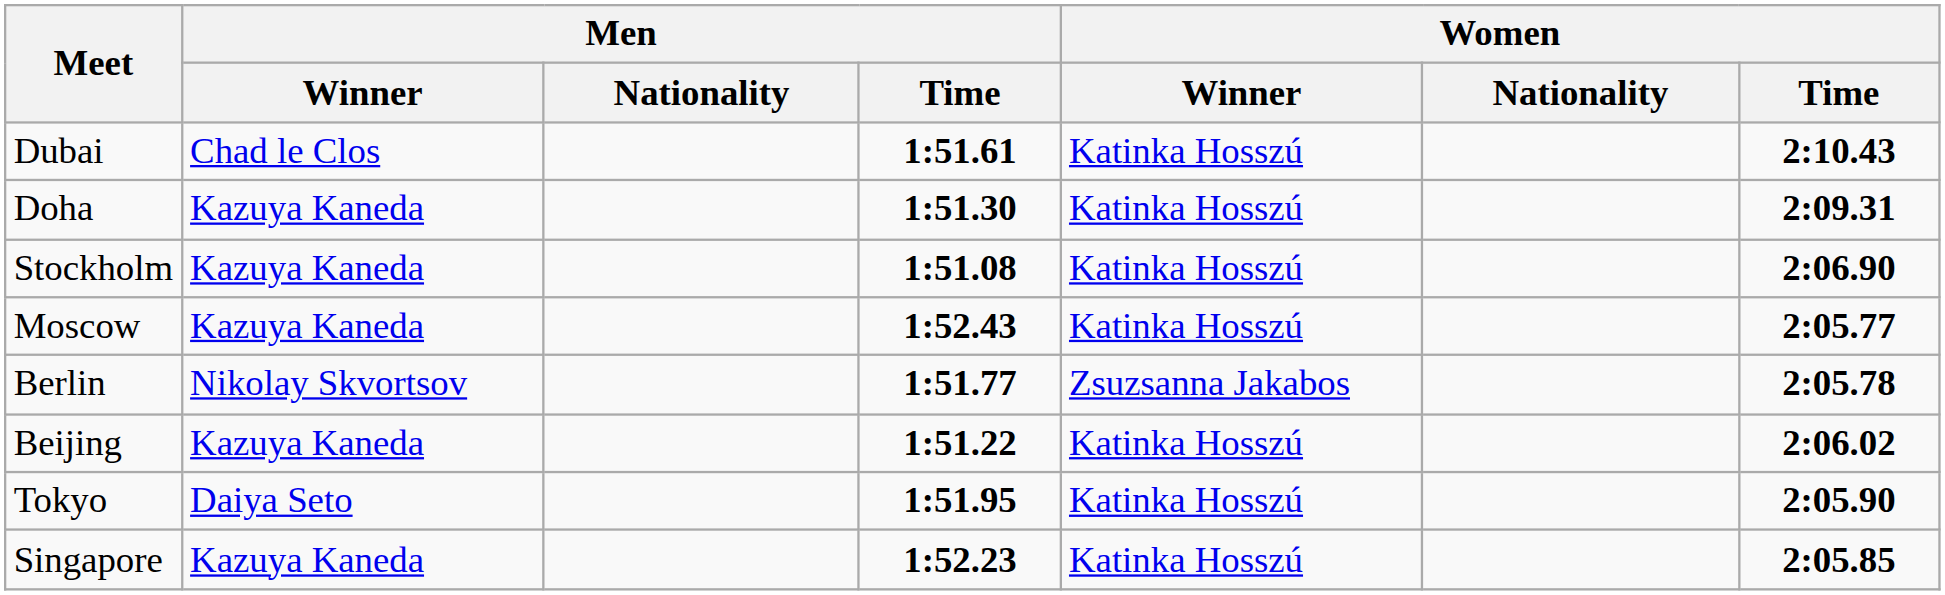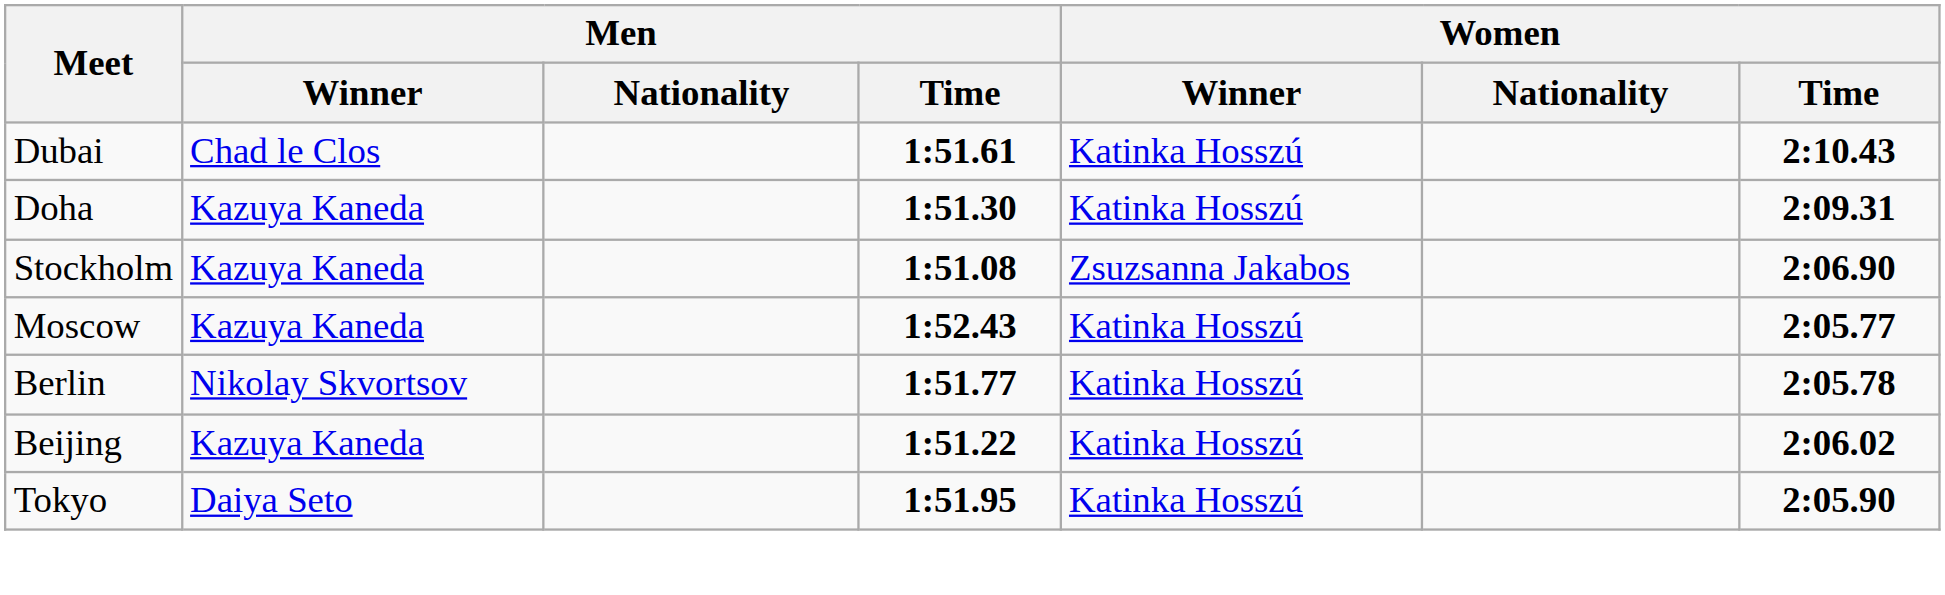(1186, 267) Katinka Hosszú -> (1209, 267) Zsuzsanna Jakabos
(1209, 383) Zsuzsanna Jakabos -> (1186, 383) Katinka Hosszú
- row: (88, 558)
